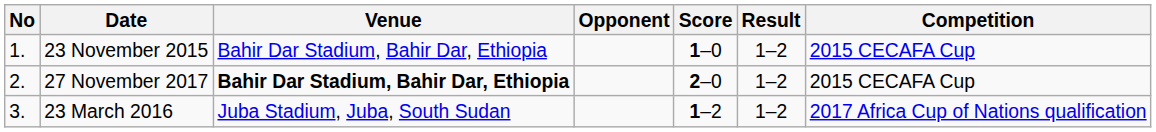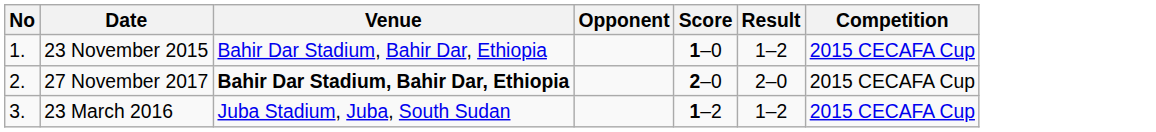(771, 80) 1–2 -> (771, 80) 2–0
(978, 111) 2017 Africa Cup of Nations qualification -> (892, 111) 2015 CECAFA Cup
